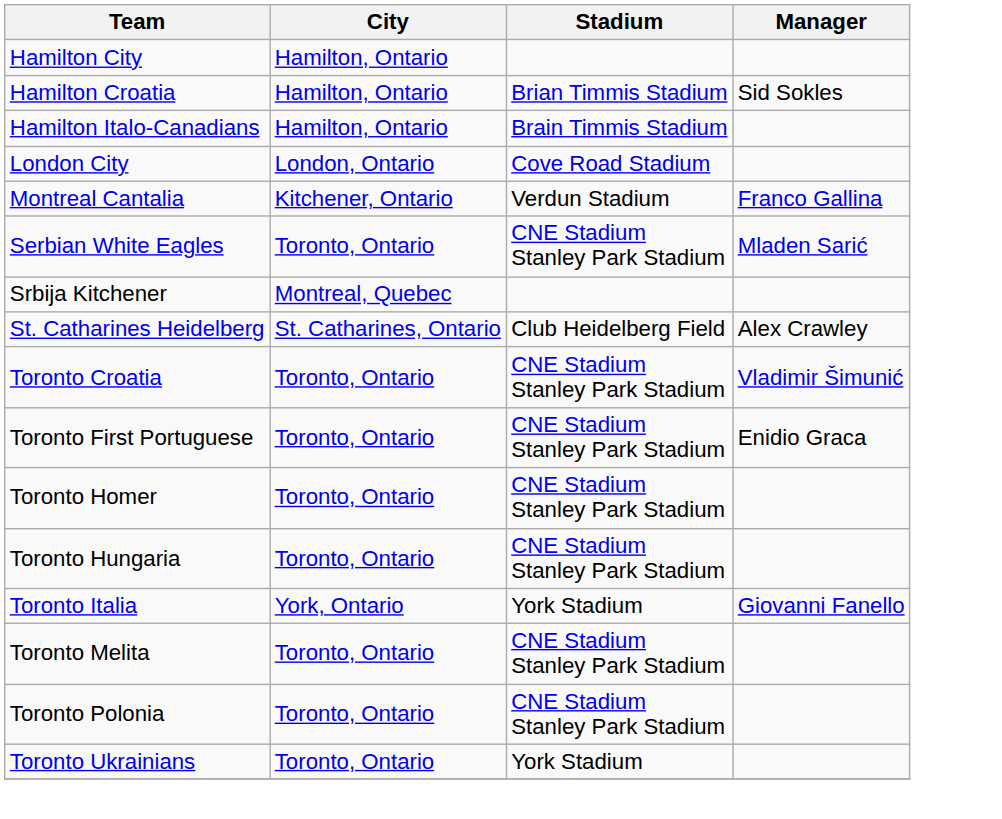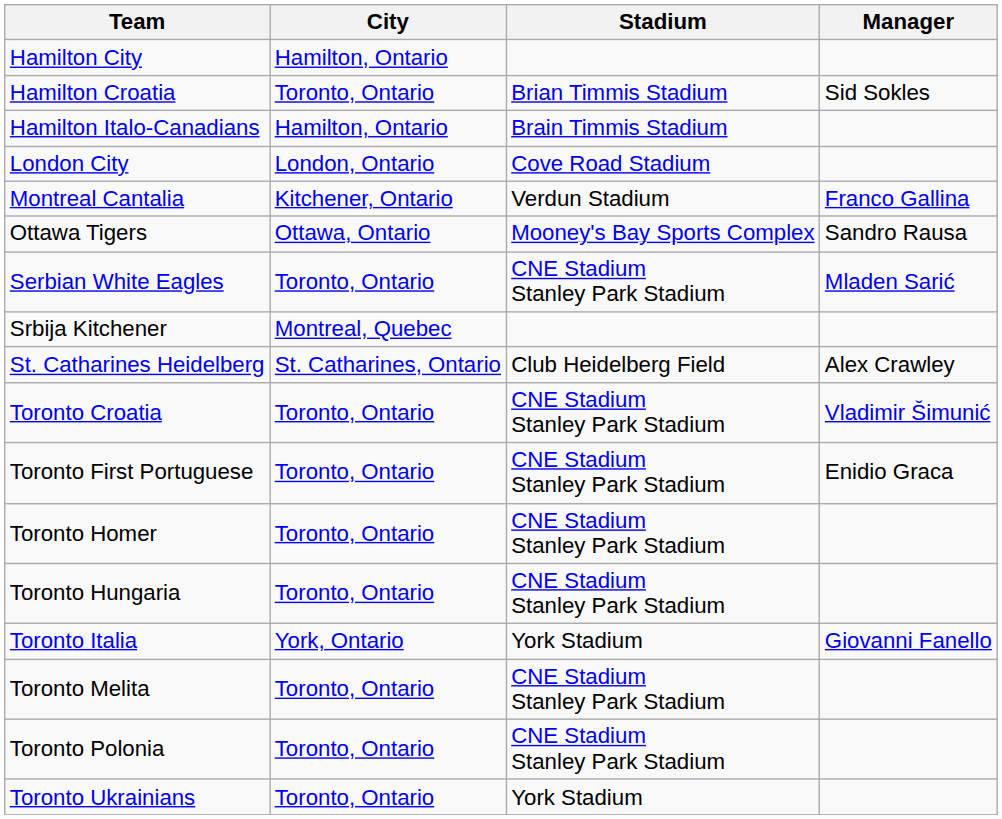(361, 92) Hamilton, Ontario -> (354, 92) Toronto, Ontario
+ row: (78, 233)
